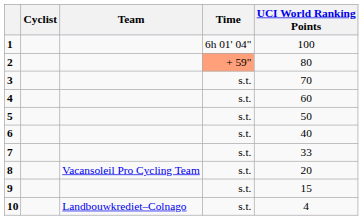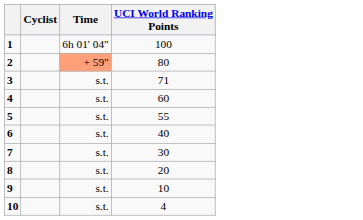- column: (131, 19)
(306, 80) 70 -> (163, 80) 71
(306, 116) 50 -> (163, 116) 55
(306, 152) 33 -> (163, 152) 30
(306, 188) 15 -> (163, 188) 10
